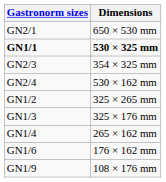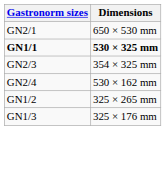- row: (22, 133)
- row: (22, 151)
- row: (22, 168)
